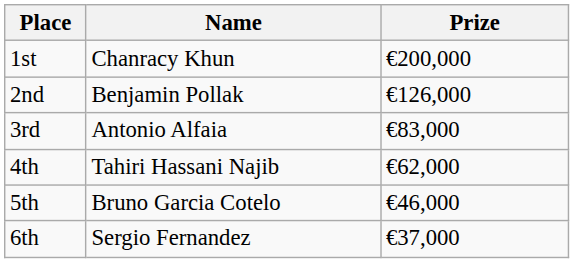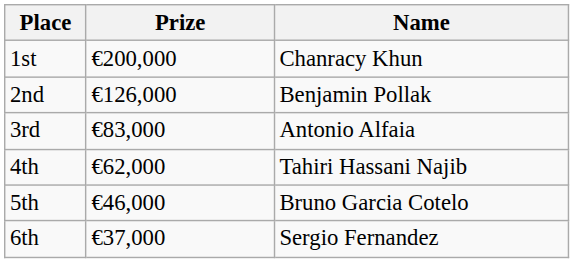columns swapped: (233, 22) <-> (475, 22)
